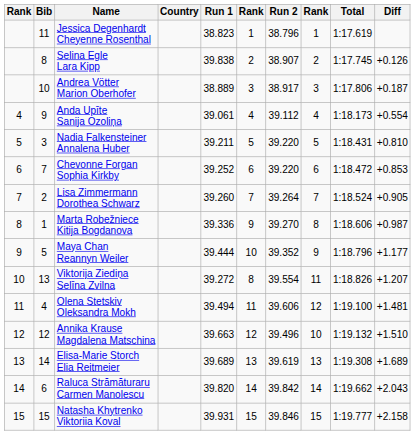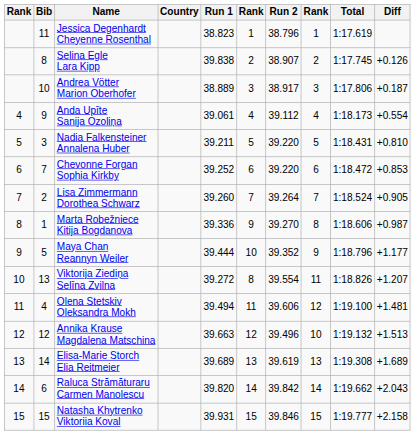(392, 334) +1.510 -> (392, 334) +1.513
